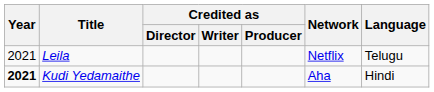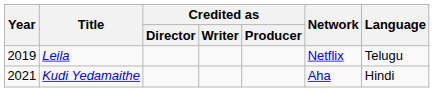(22, 55) 2021 -> (22, 55) 2019
(22, 76) bold -> (22, 76) normal
